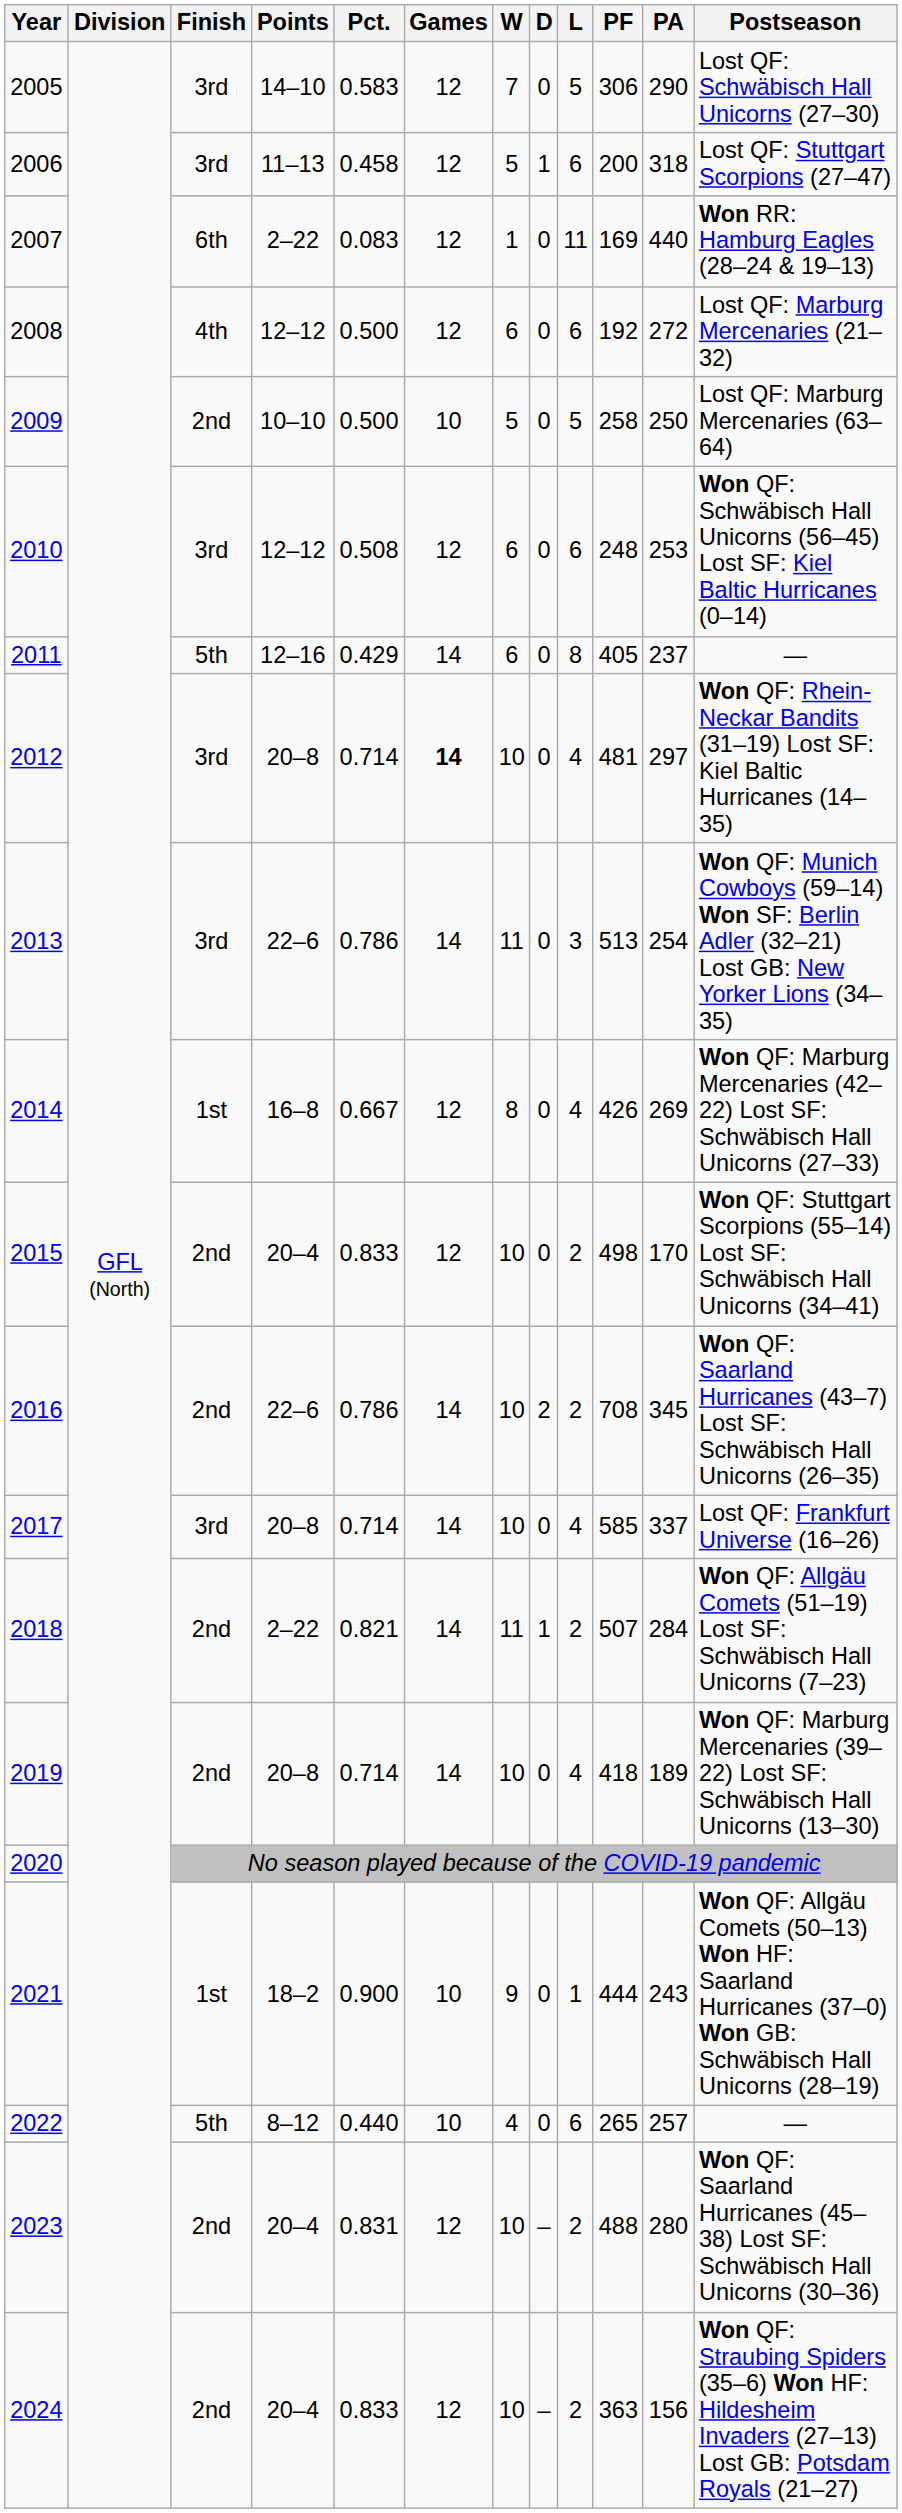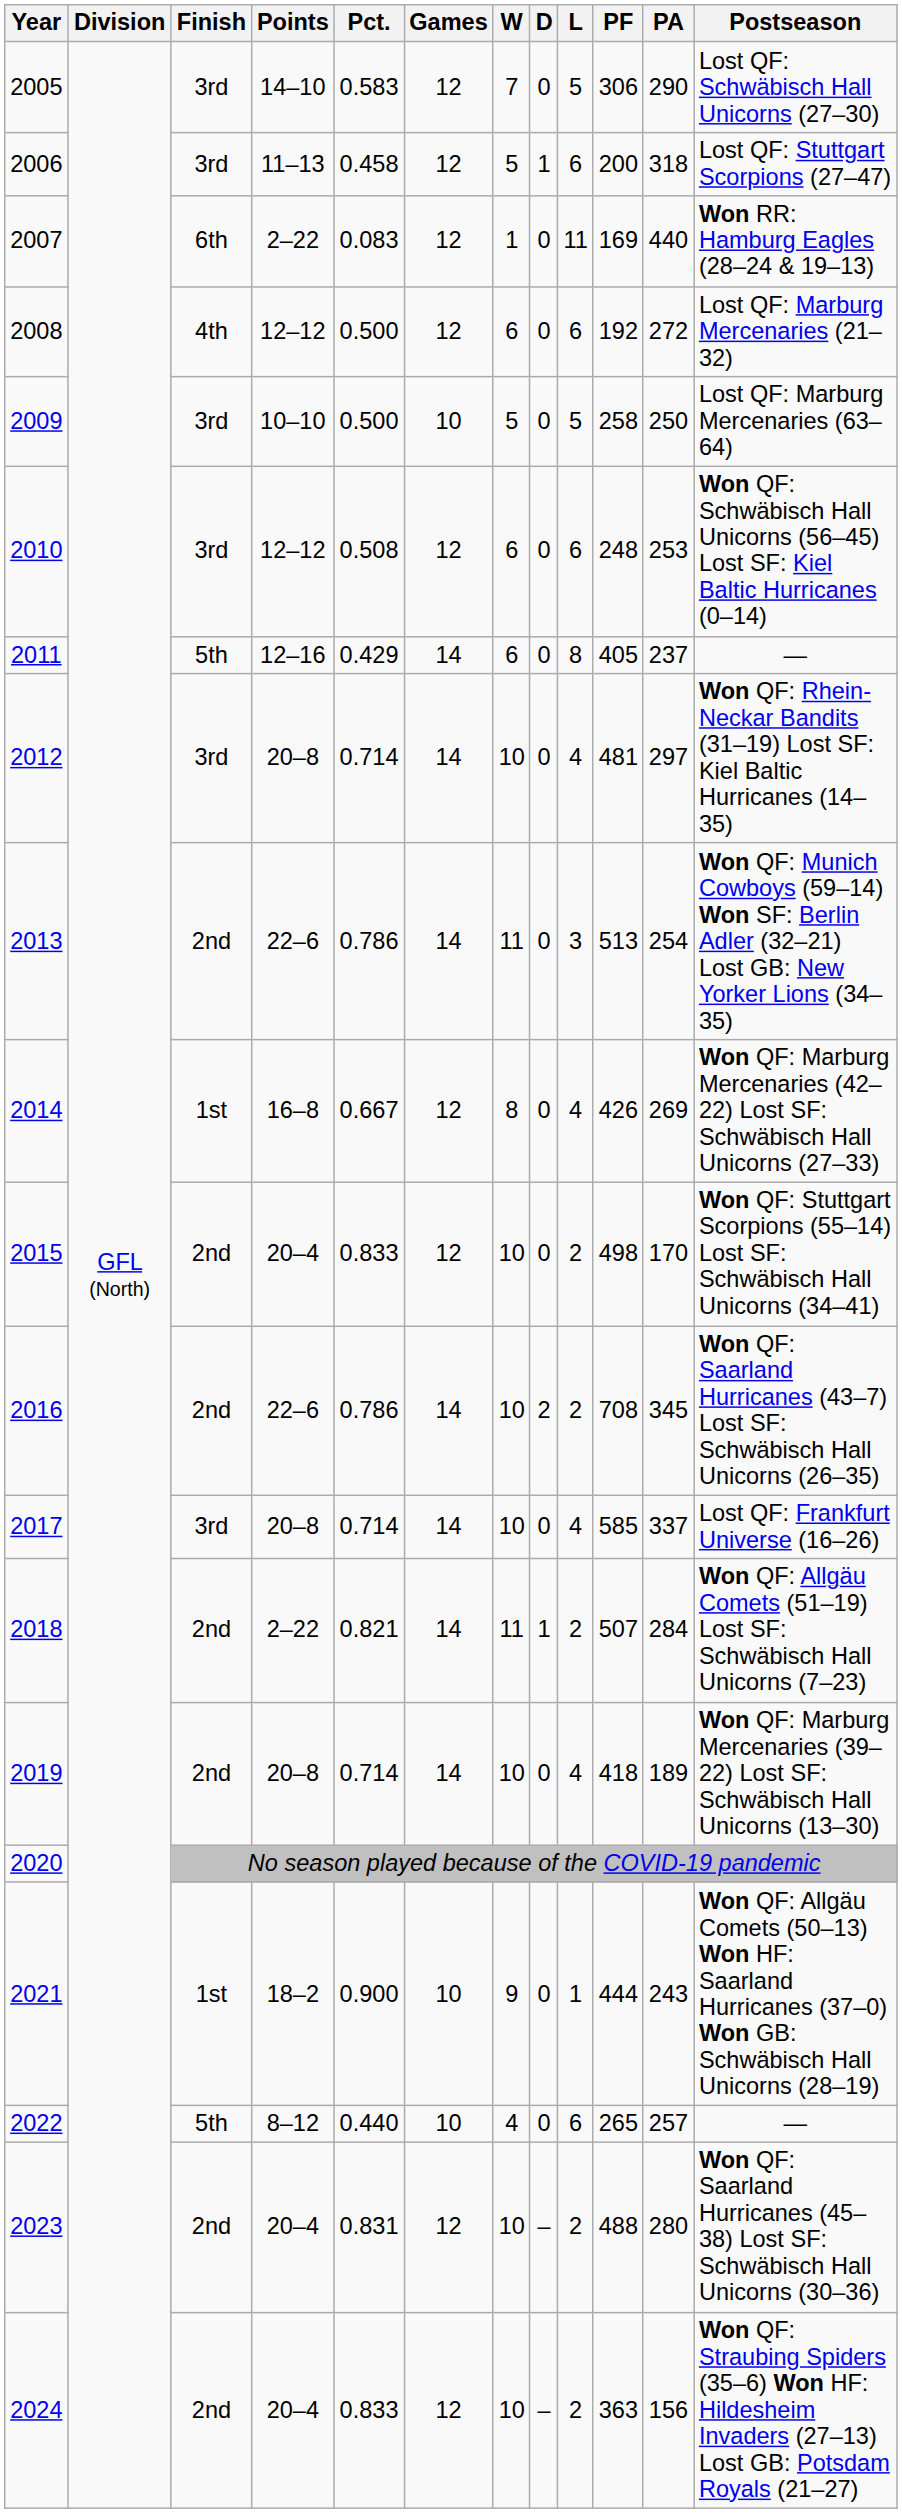(211, 421) 2nd -> (211, 421) 3rd
(449, 758) bold -> (449, 758) normal
(211, 940) 3rd -> (211, 940) 2nd
